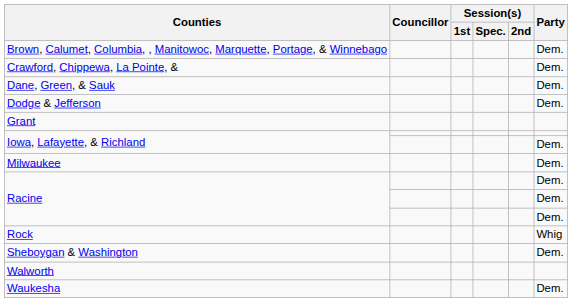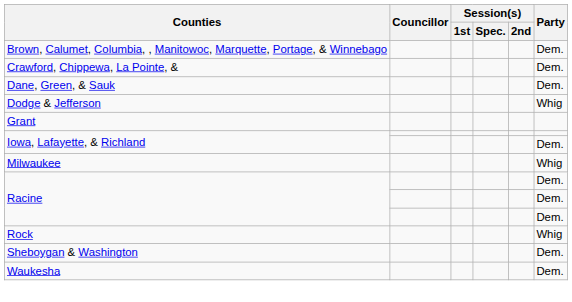(550, 103) Dem. -> (549, 103) Whig
(550, 162) Dem. -> (549, 162) Whig
- row: (30, 270)
